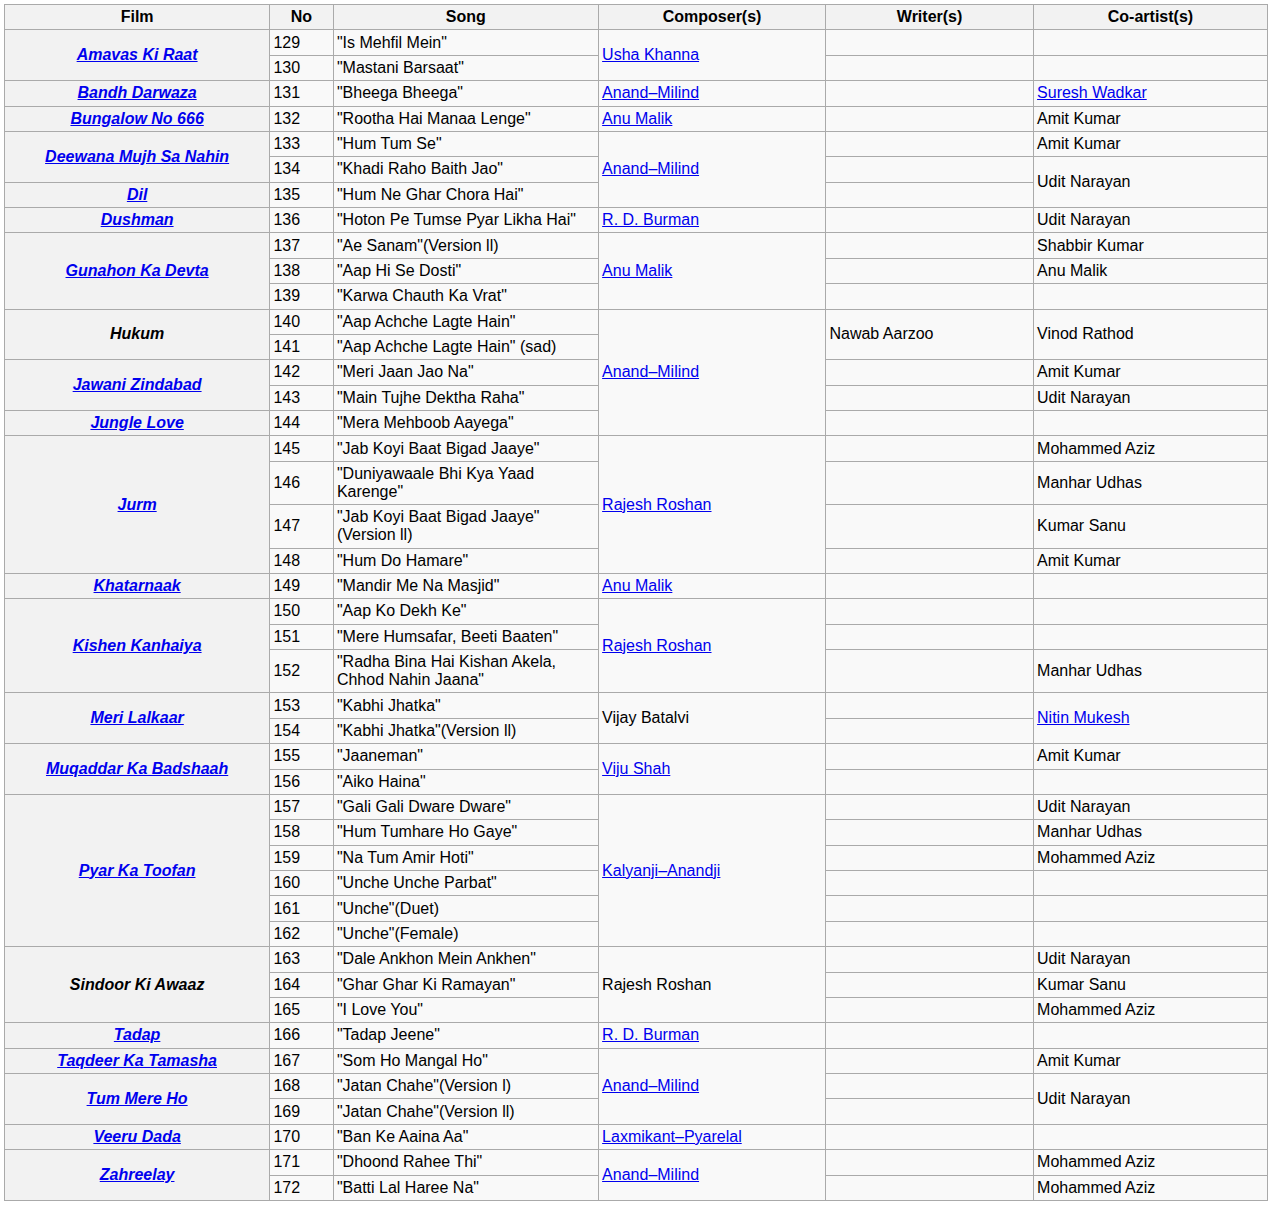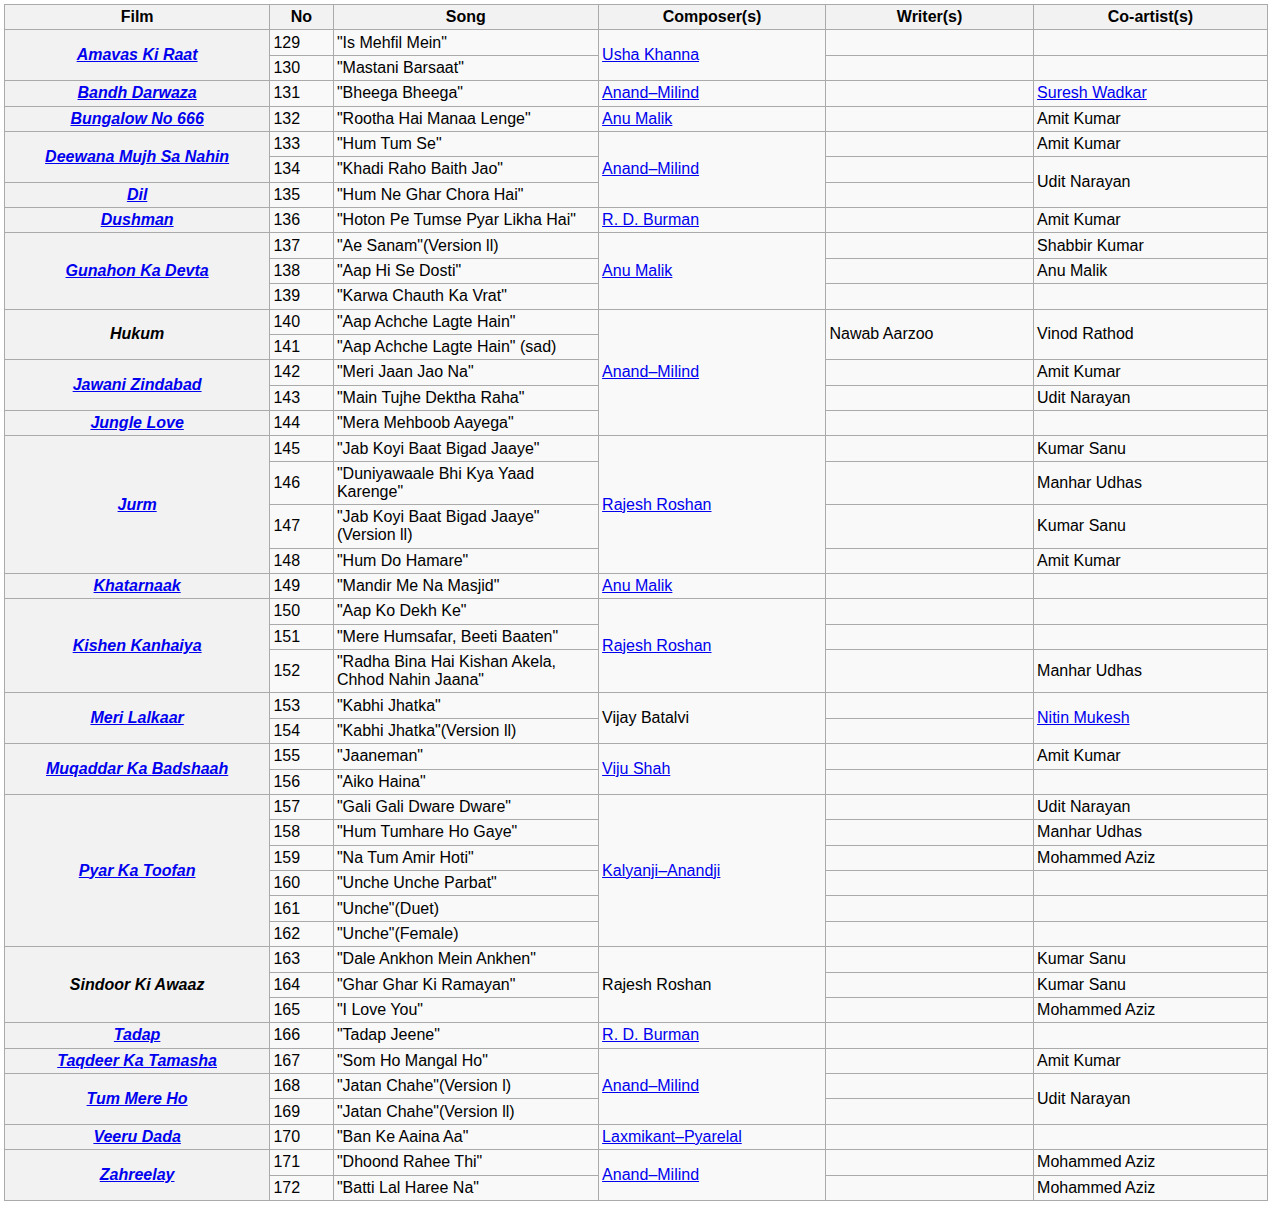(1084, 220) Udit Narayan -> (1079, 220) Amit Kumar
(1096, 448) Mohammed Aziz -> (1082, 448) Kumar Sanu
(1084, 959) Udit Narayan -> (1082, 959) Kumar Sanu
